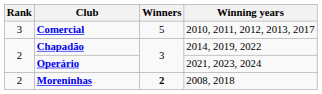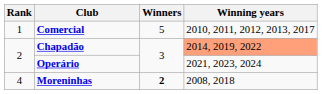(19, 30) 3 -> (19, 30) 1
(224, 47) no background -> (224, 47) lightsalmon background
(19, 81) 2 -> (19, 81) 4
